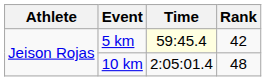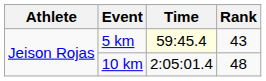(239, 41) 42 -> (239, 41) 43
